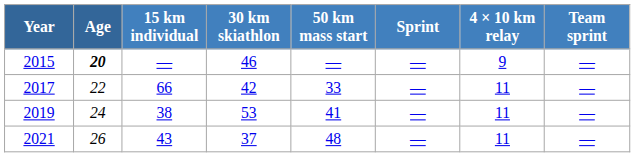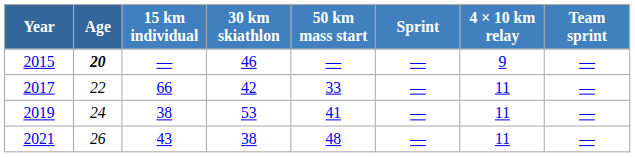(249, 139) 37 -> (249, 139) 38
